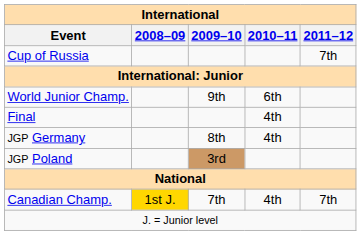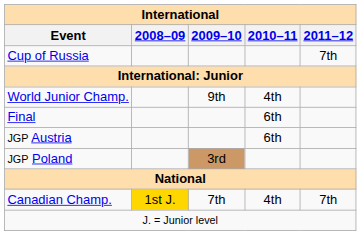(273, 96) 6th -> (273, 96) 4th
(273, 117) 4th -> (273, 117) 6th
+ row: (40, 138)
- row: (46, 138)
